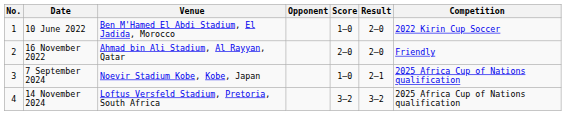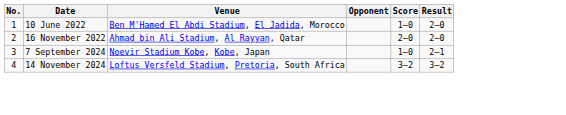- column: (477, 11)
